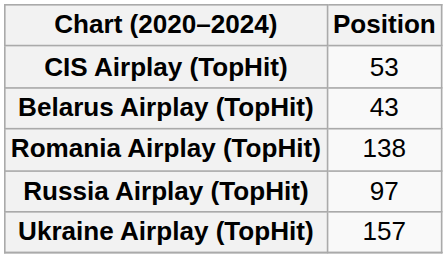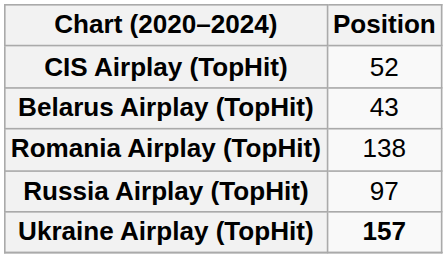(384, 66) 53 -> (384, 66) 52
(384, 231) normal -> (384, 231) bold
